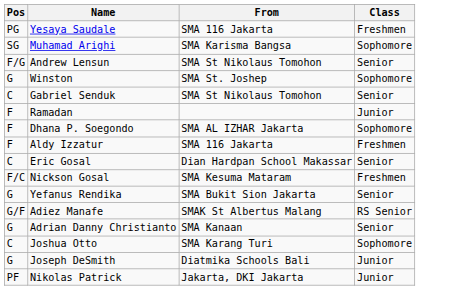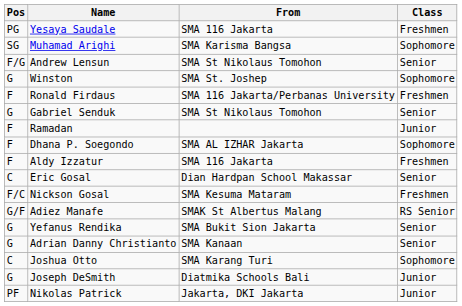+ row: (73, 95)
(10, 95) C -> (10, 112) G
rows swapped: (67, 211) <-> (76, 194)
